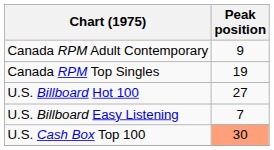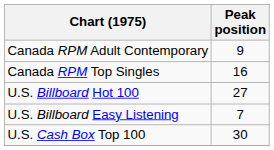(240, 72) 19 -> (240, 72) 16
(240, 135) lightsalmon background -> (240, 135) no background
